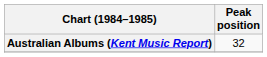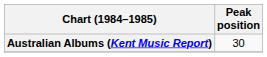(239, 43) 32 -> (239, 43) 30
